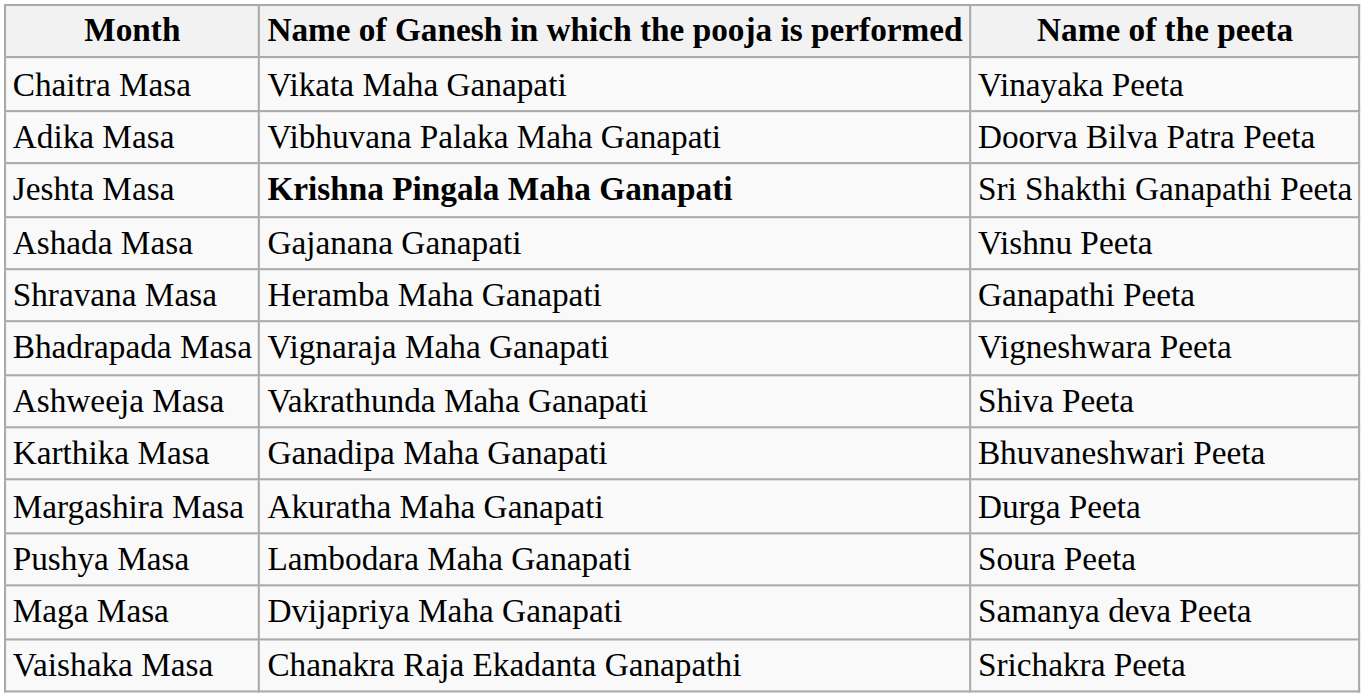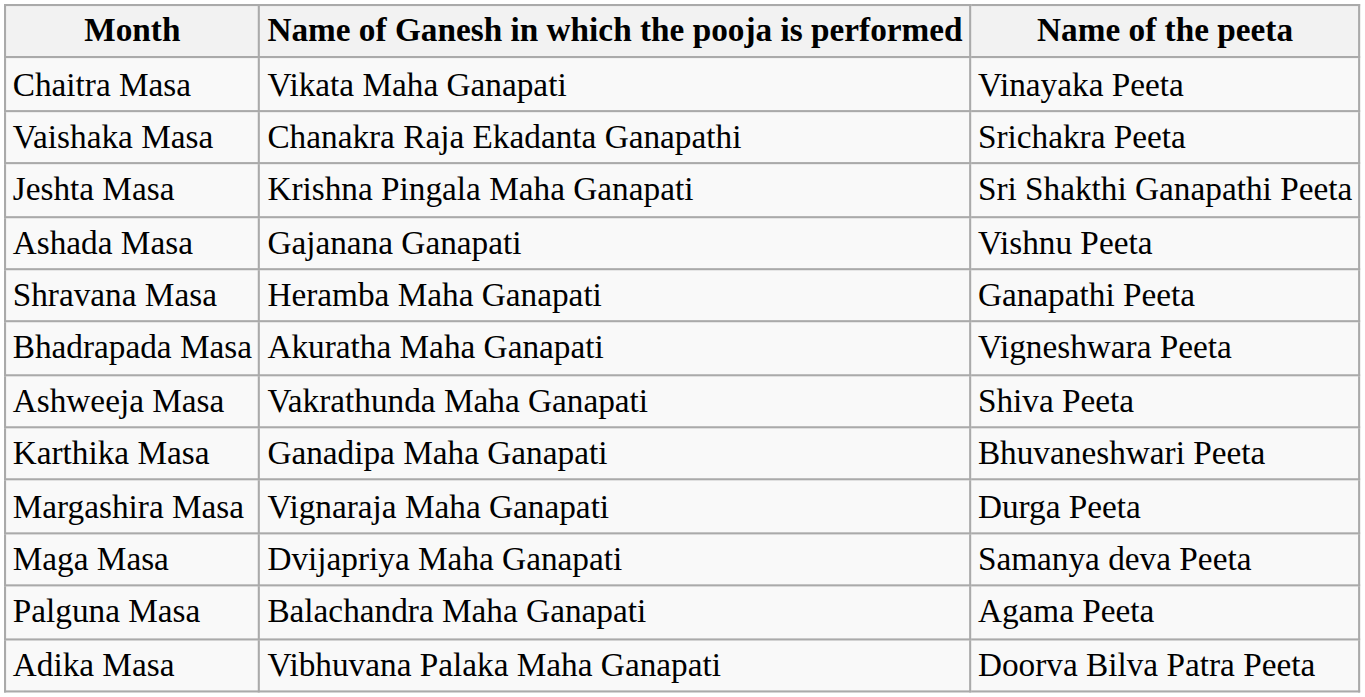rows swapped: (113, 664) <-> (94, 136)
(500, 189) bold -> (480, 189) normal
(438, 347) Vignaraja Maha Ganapati -> (436, 347) Akuratha Maha Ganapati
(436, 505) Akuratha Maha Ganapati -> (438, 505) Vignaraja Maha Ganapati
- row: (101, 558)
+ row: (107, 611)
